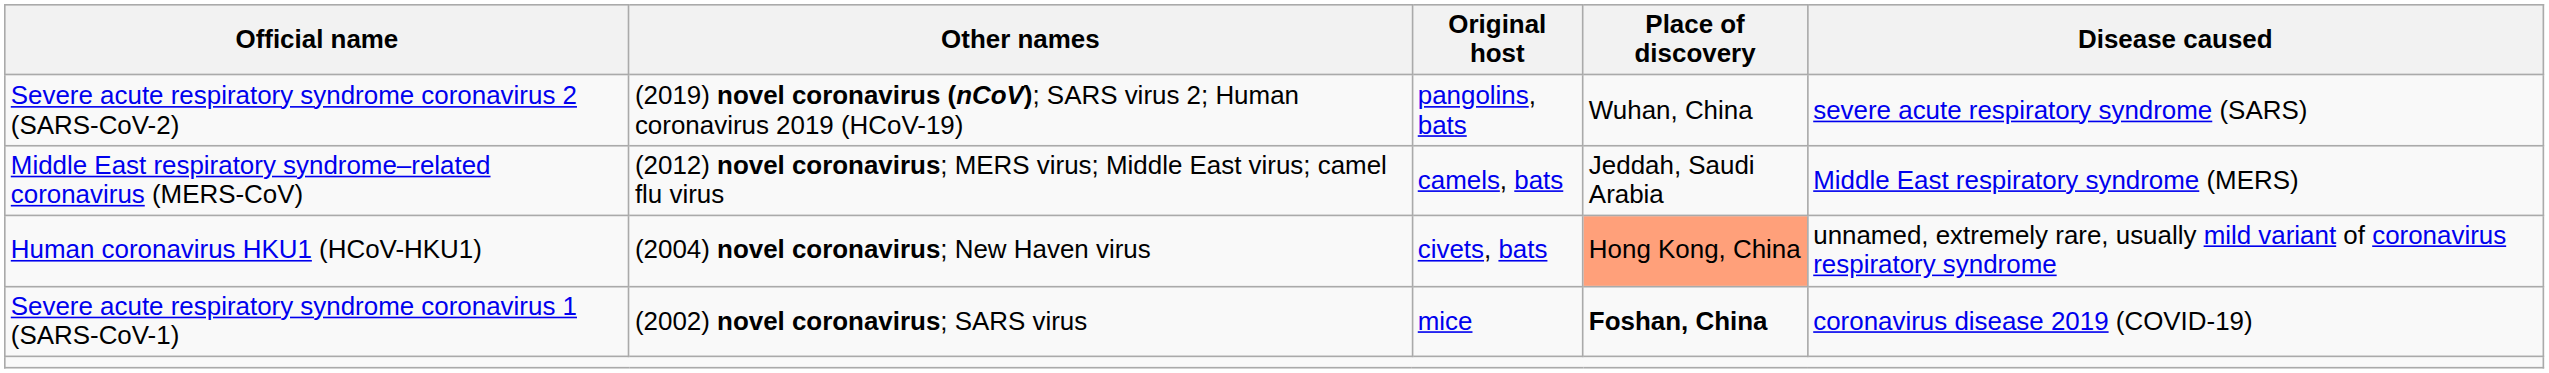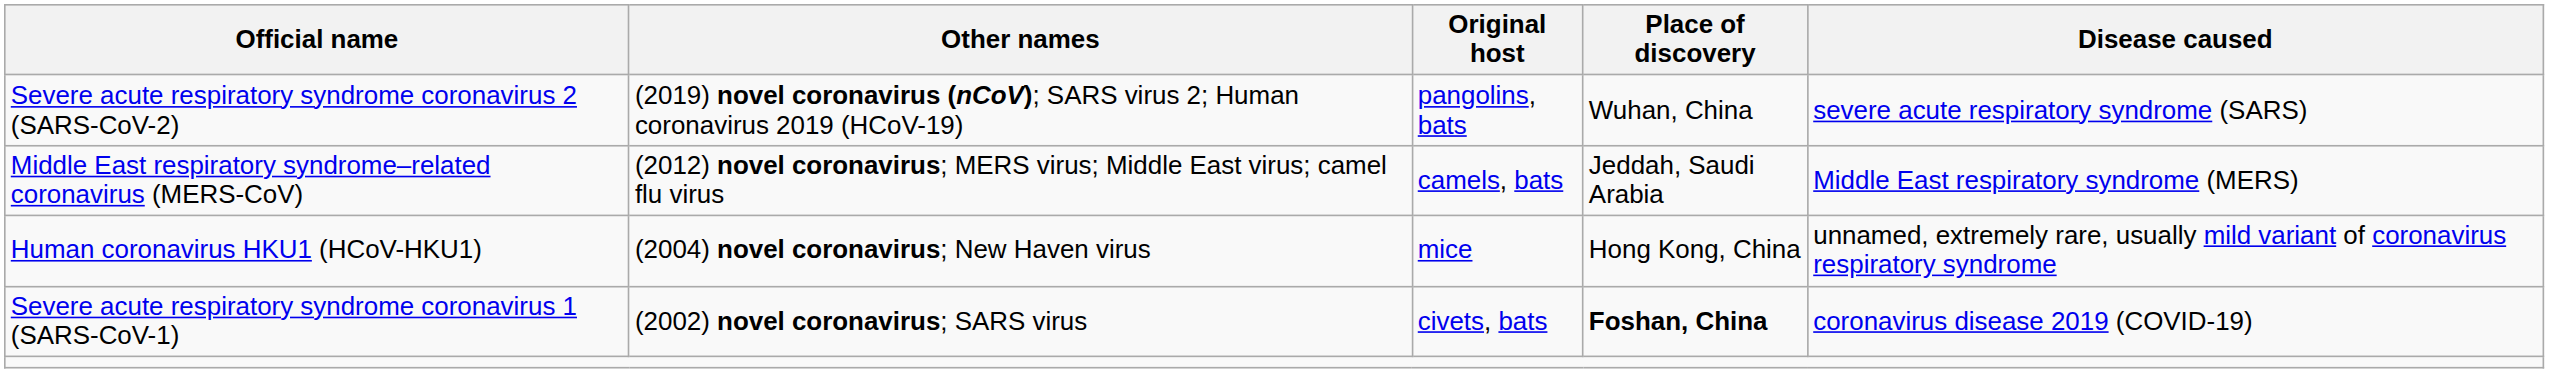(1483, 250) civets, bats -> (1445, 250) mice
(1695, 250) lightsalmon background -> (1695, 250) no background
(1445, 320) mice -> (1483, 320) civets, bats
